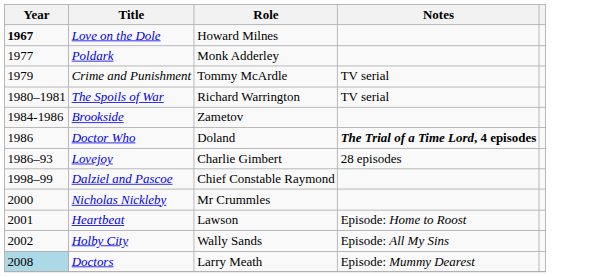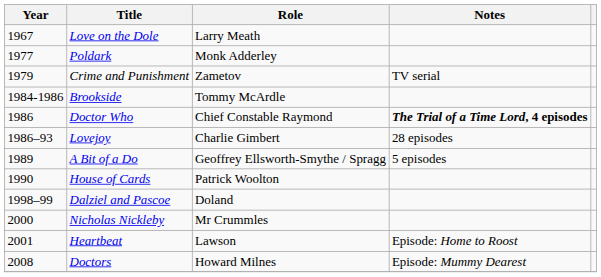(20, 35) bold -> (20, 35) normal
(238, 35) Howard Milnes -> (228, 35) Larry Meath
(242, 76) Tommy McArdle -> (218, 76) Zametov
- row: (118, 96)
(220, 117) Zametov -> (240, 96) Tommy McArdle
(216, 138) Doland -> (264, 117) Chief Constable Raymond
+ row: (104, 158)
+ row: (110, 179)
(266, 179) Chief Constable Raymond -> (214, 199) Doland
- row: (100, 240)
(20, 261) lightblue background -> (20, 261) no background
(230, 261) Larry Meath -> (236, 261) Howard Milnes
